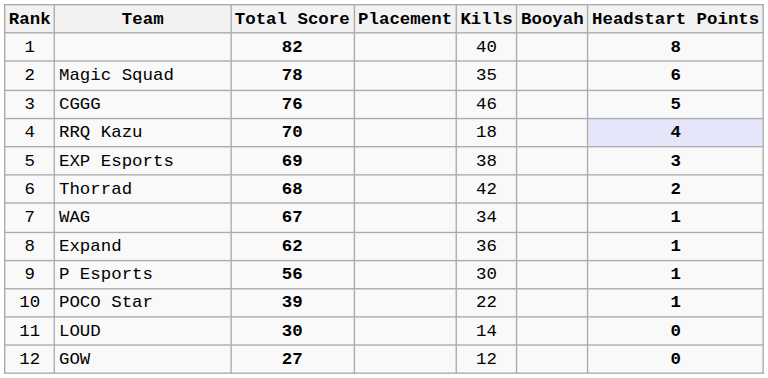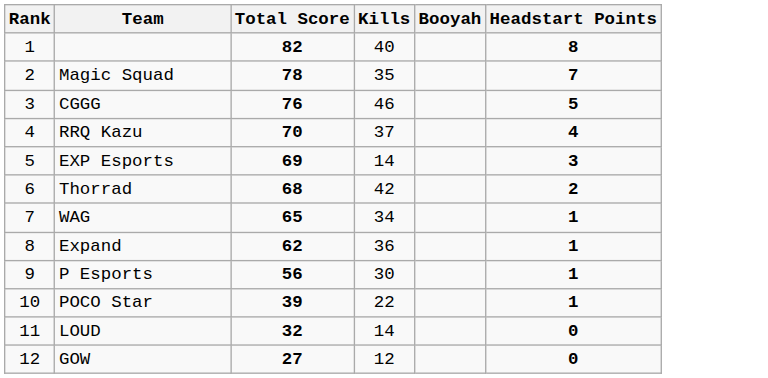- column: (405, 19)
(676, 76) 6 -> (573, 76) 7
(487, 132) 18 -> (384, 132) 37
(676, 132) lavender background -> (573, 132) no background
(487, 161) 38 -> (384, 161) 14
(292, 218) 67 -> (292, 218) 65
(292, 331) 30 -> (292, 331) 32
